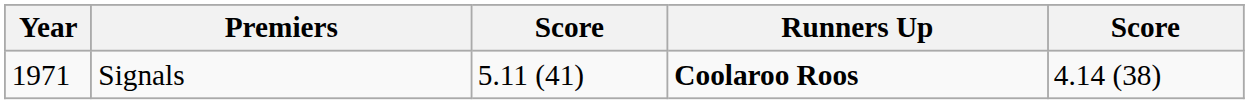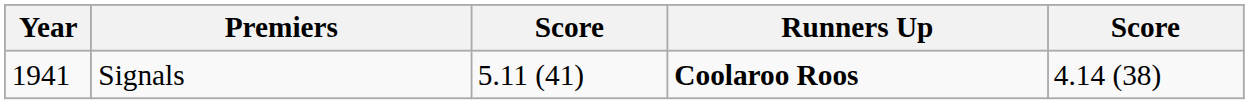(41, 74) 1971 -> (41, 74) 1941
